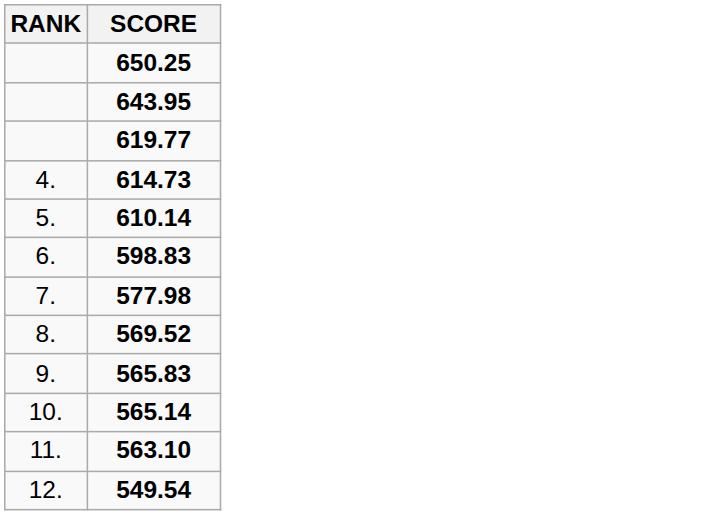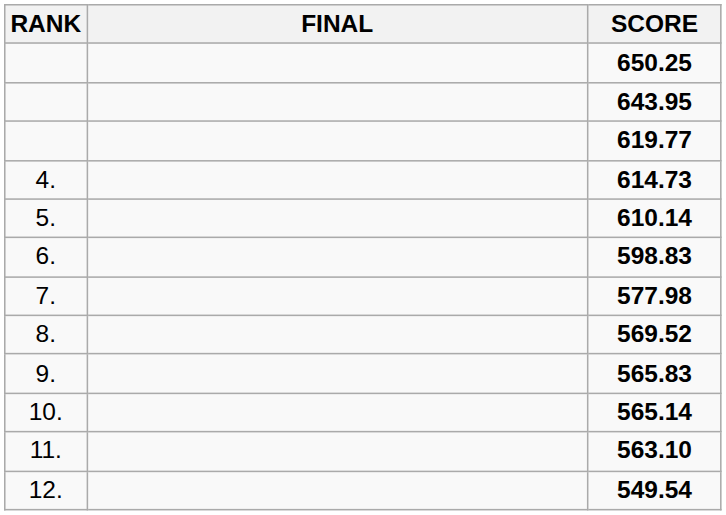+ column: (337, 23)
